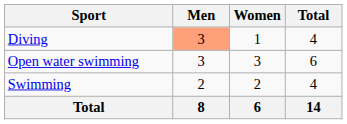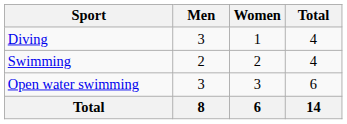(201, 38) lightsalmon background -> (201, 38) no background
rows swapped: (73, 61) <-> (39, 84)
